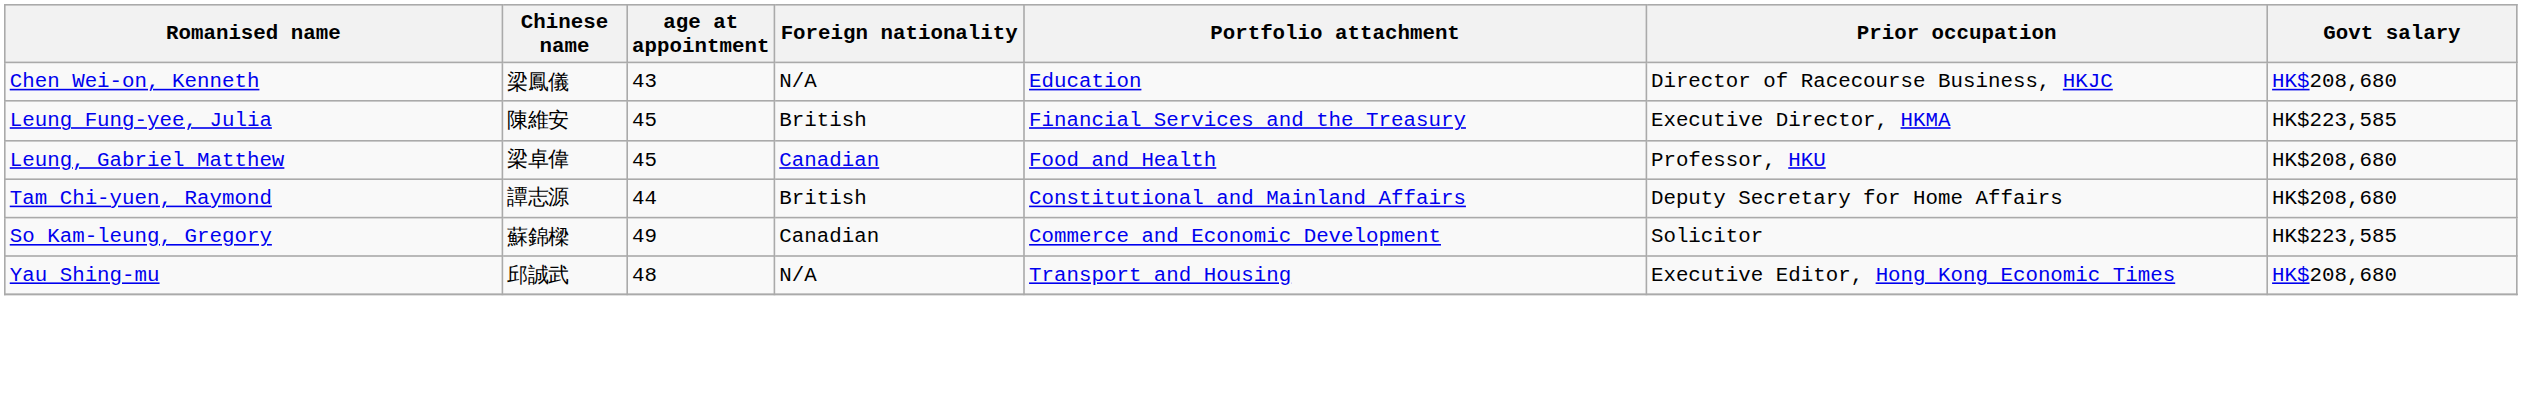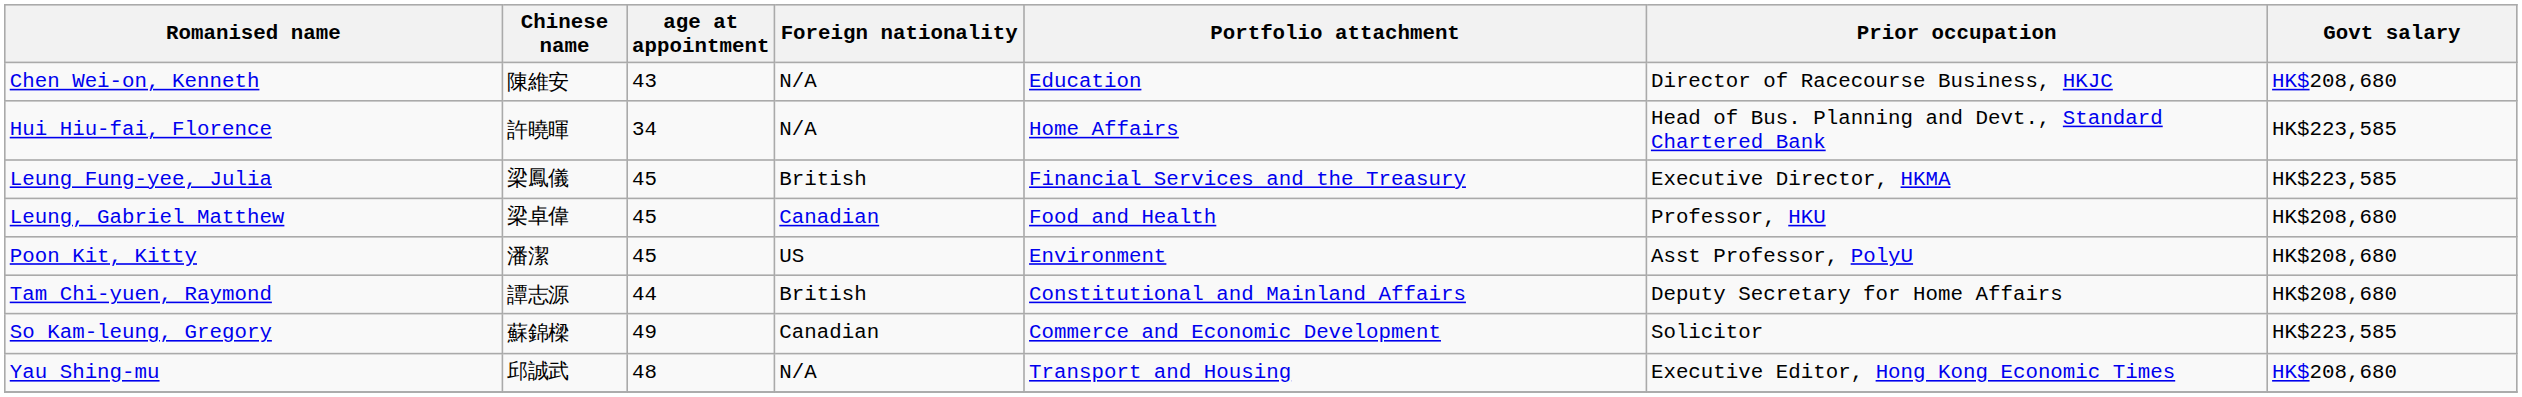(538, 83) 梁鳳儀 -> (538, 83) 陳維安
+ row: (141, 130)
(538, 122) 陳維安 -> (538, 179) 梁鳳儀
+ row: (103, 256)
